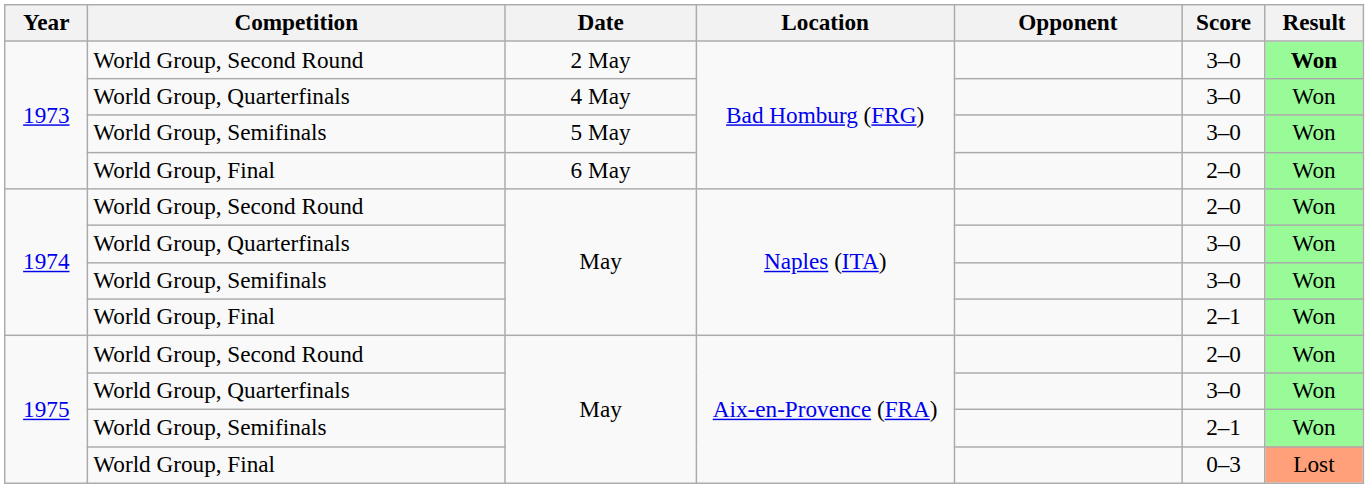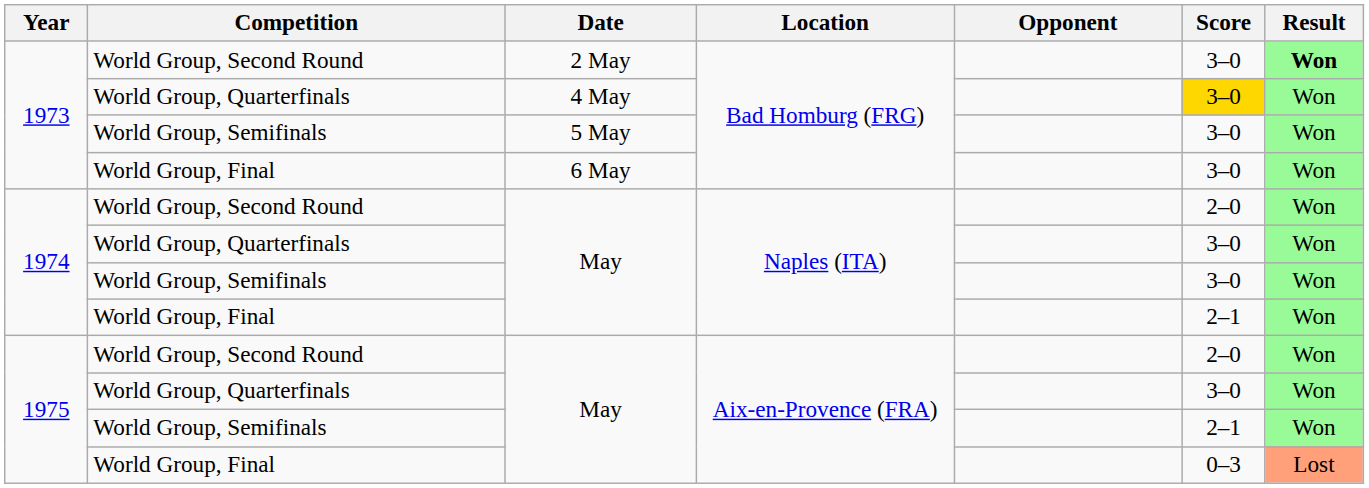(1224, 96) no background -> (1224, 96) gold background
(1224, 170) 2–0 -> (1224, 170) 3–0
